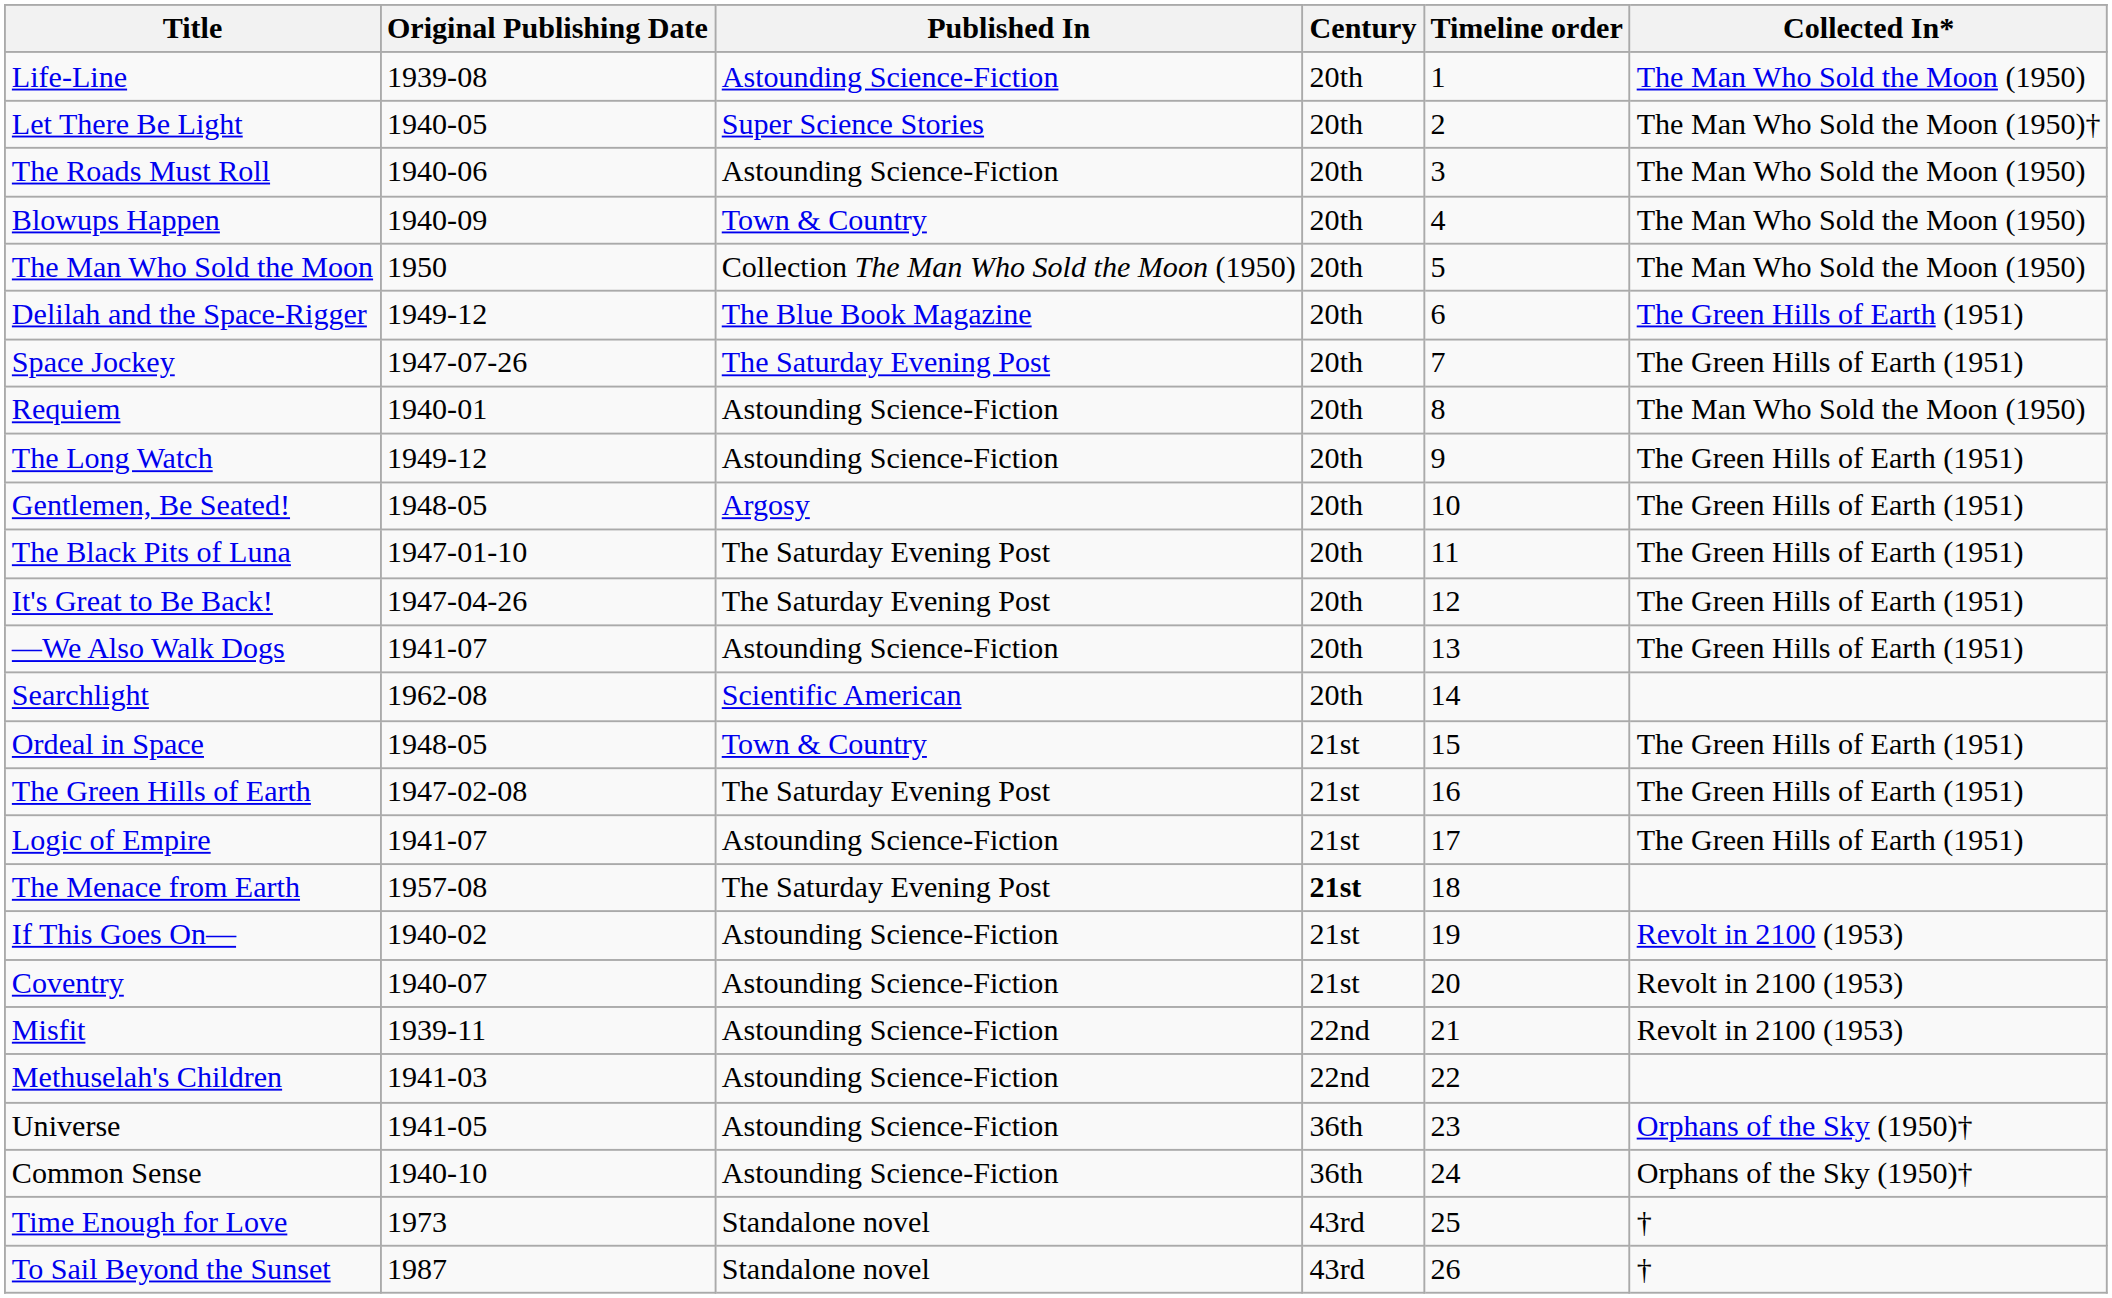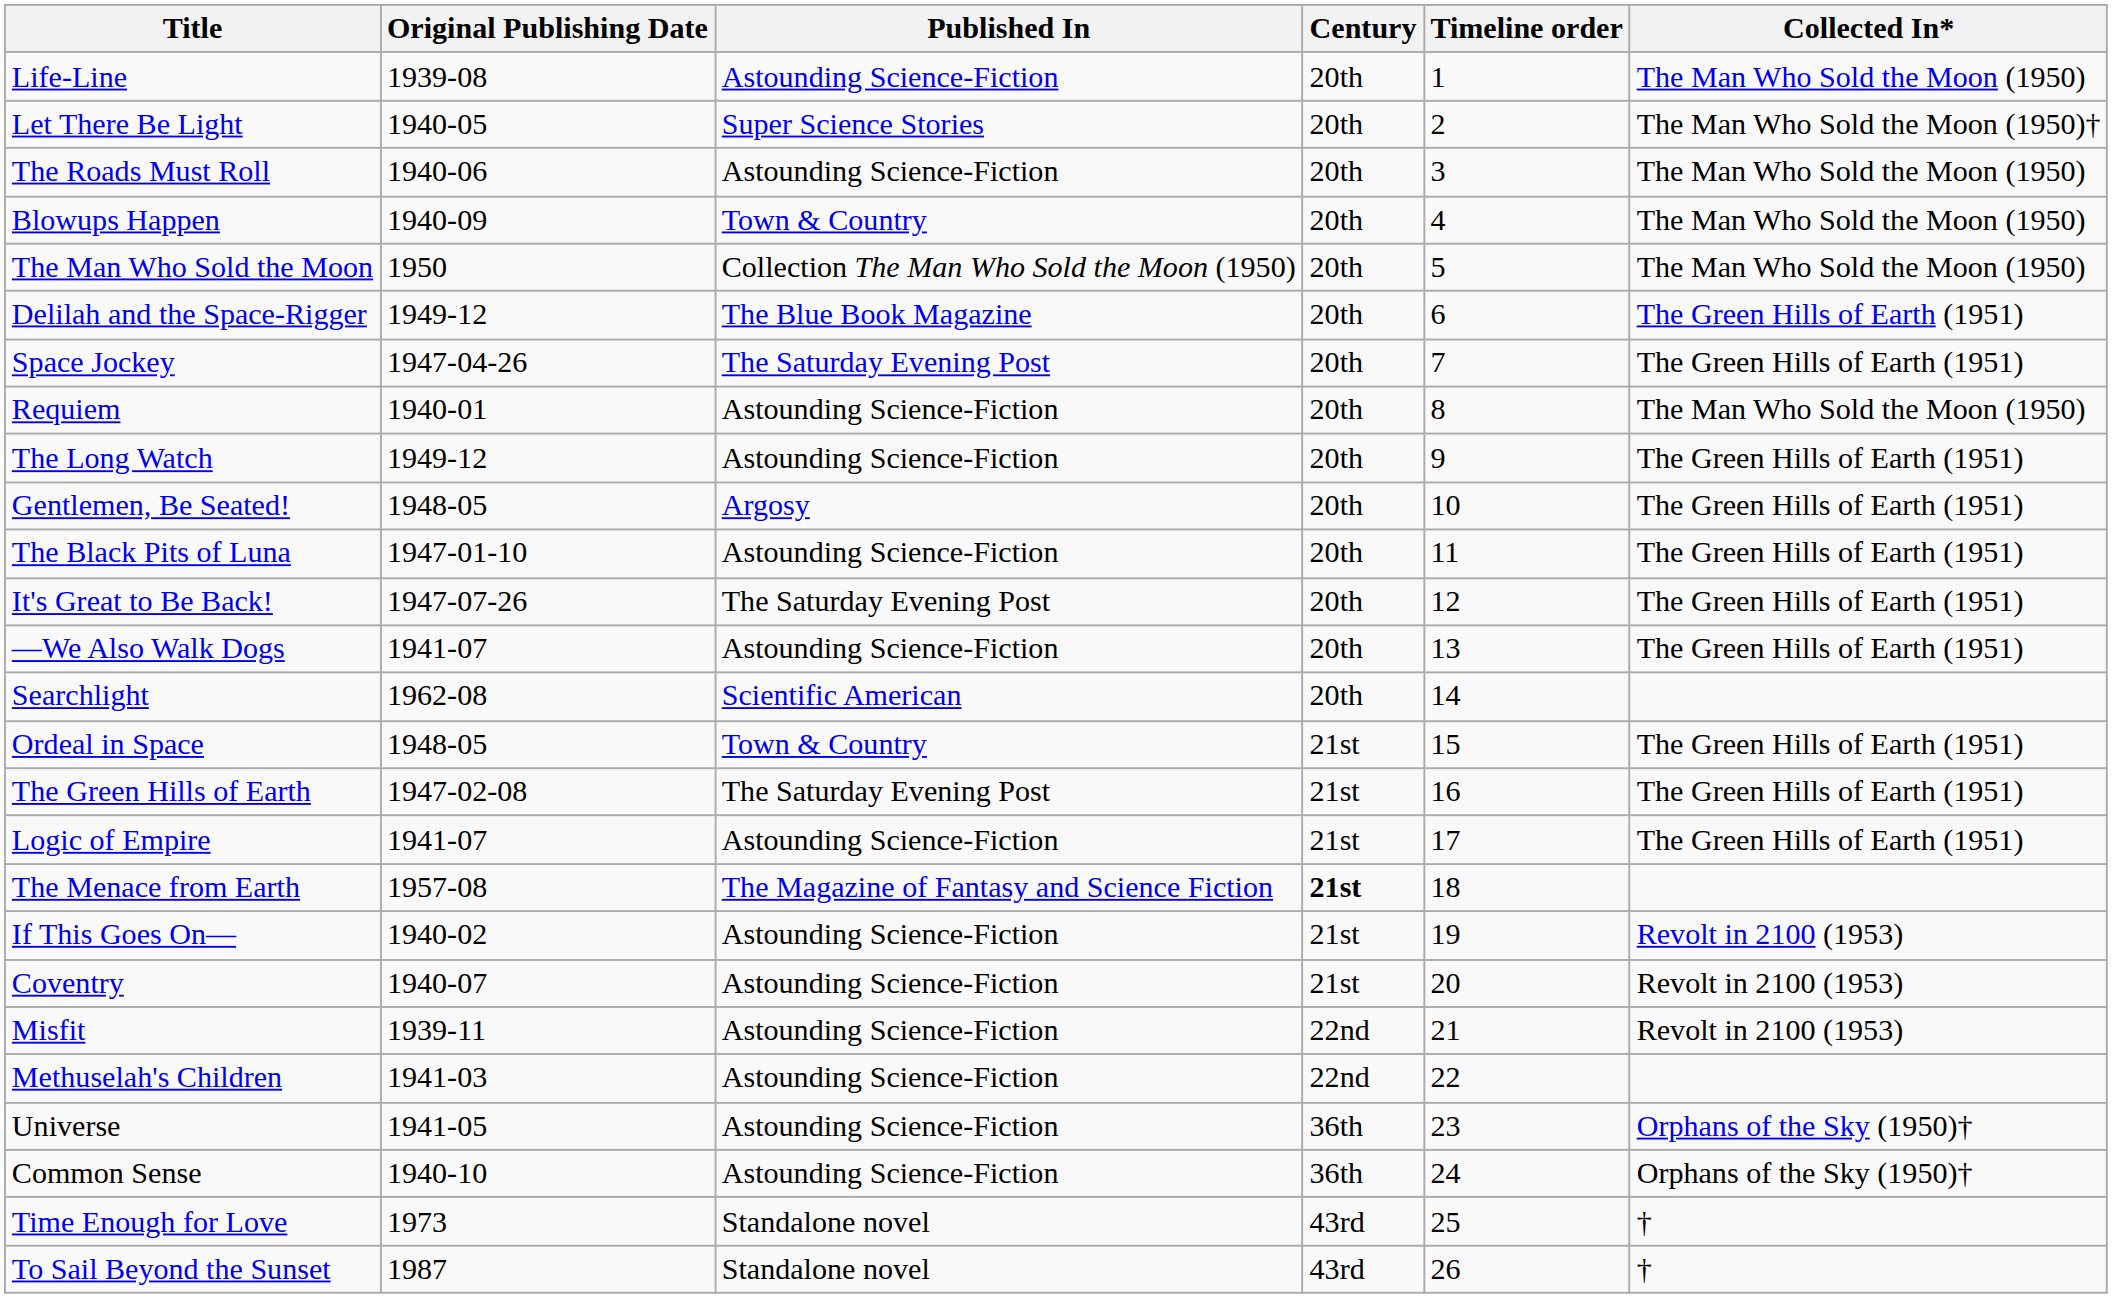(457, 362) 1947-07-26 -> (457, 362) 1947-04-26
(886, 553) The Saturday Evening Post -> (890, 553) Astounding Science-Fiction
(457, 600) 1947-04-26 -> (457, 600) 1947-07-26
(886, 887) The Saturday Evening Post -> (997, 887) The Magazine of Fantasy and Science Fiction
